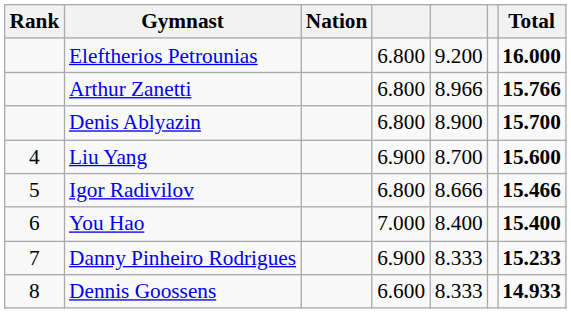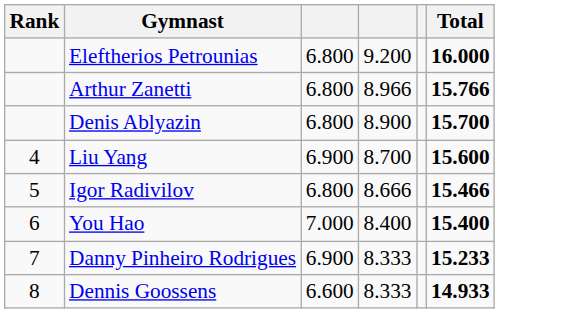- column: (337, 21)
